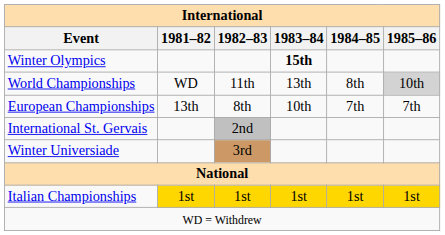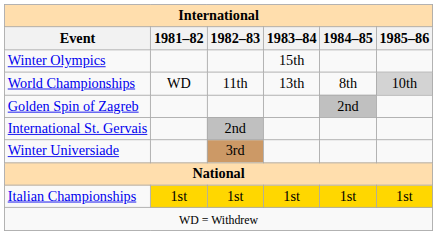(299, 60) bold -> (292, 60) normal
- row: (81, 106)
+ row: (73, 106)
